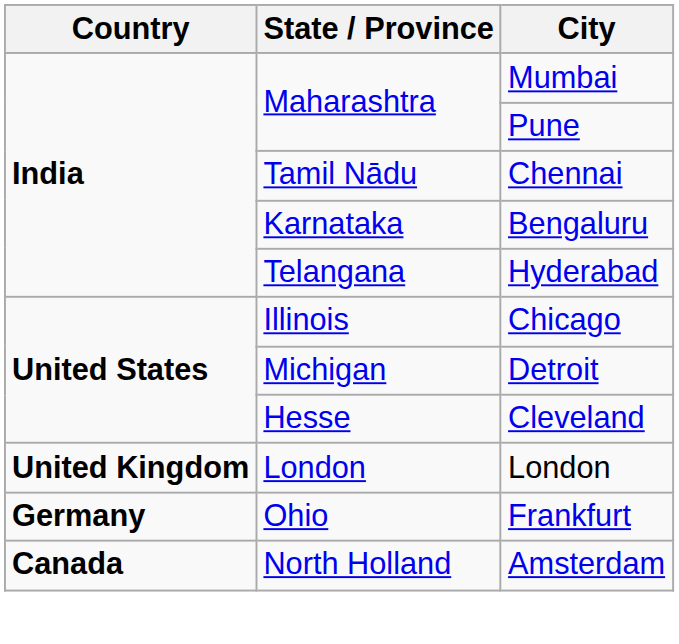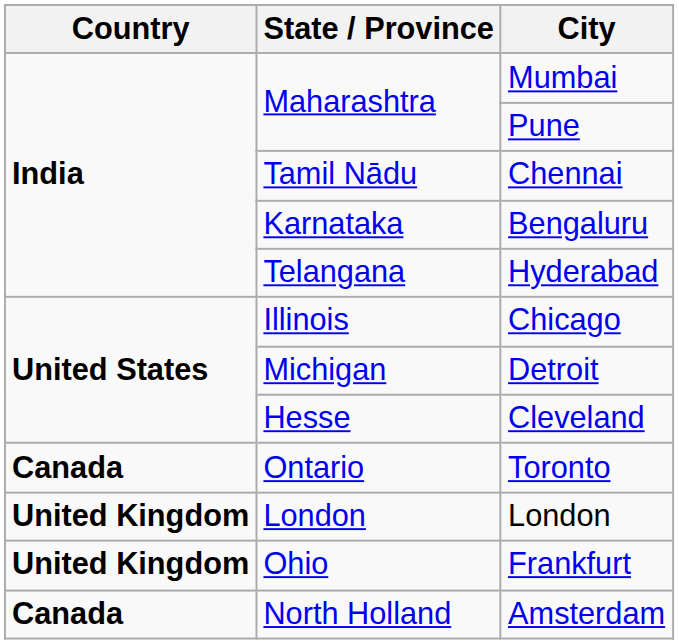+ row: (559, 467)
(79, 516) Germany -> (131, 564) United Kingdom
